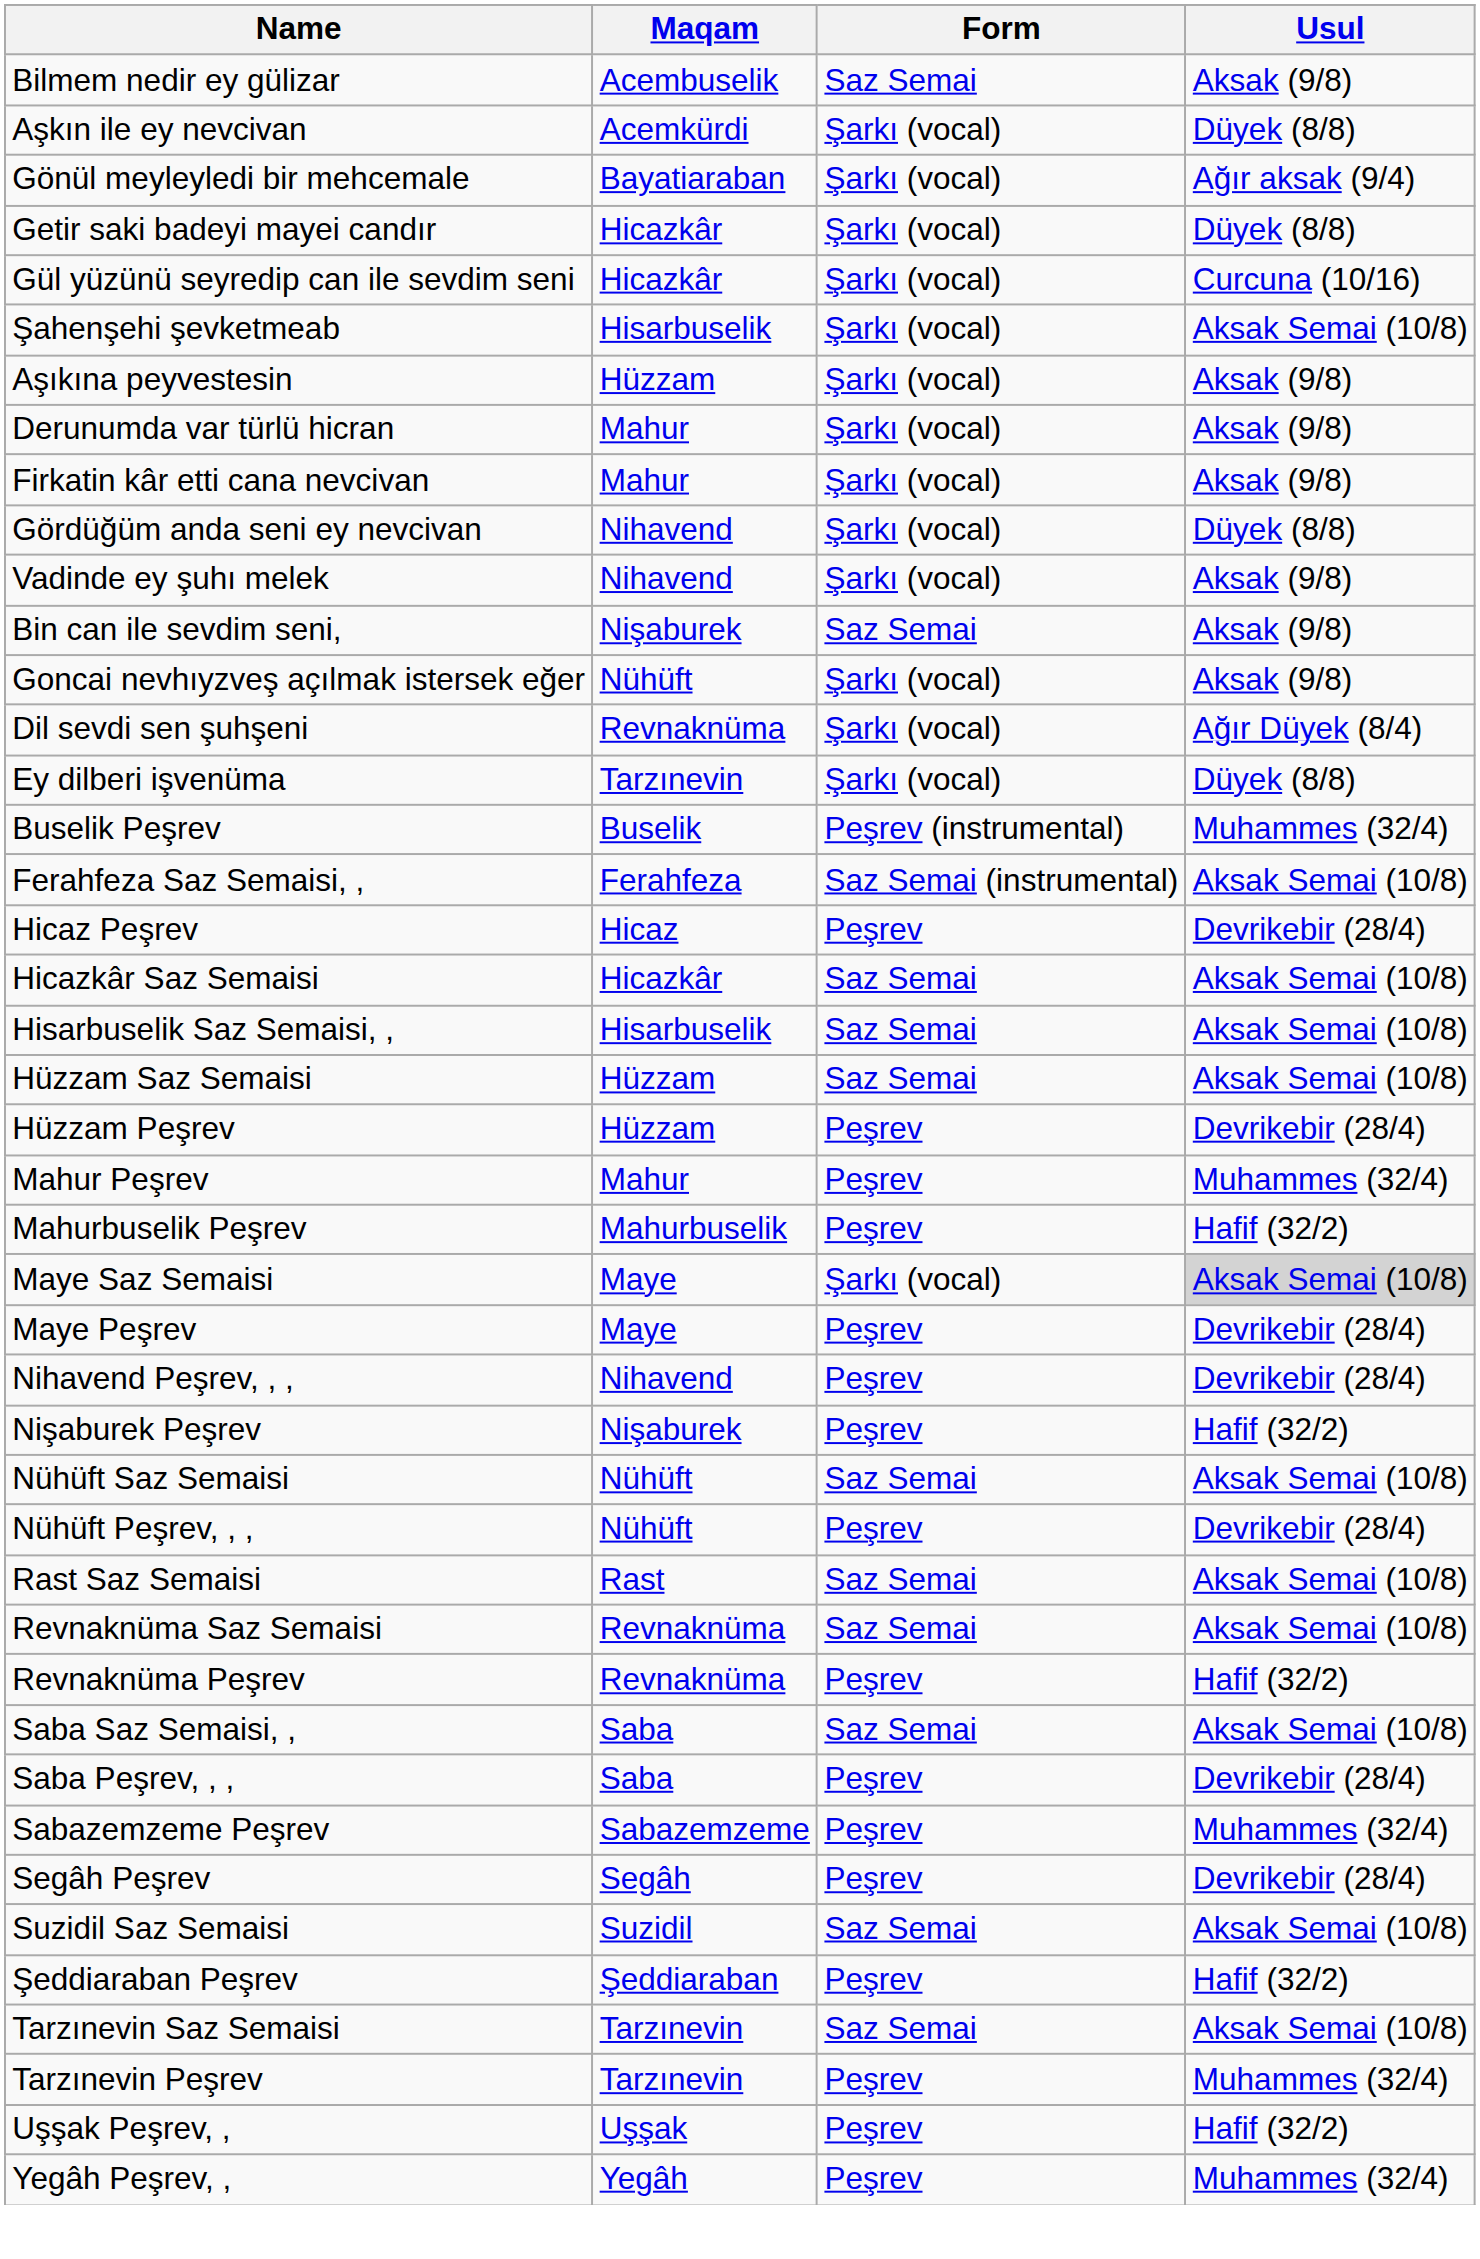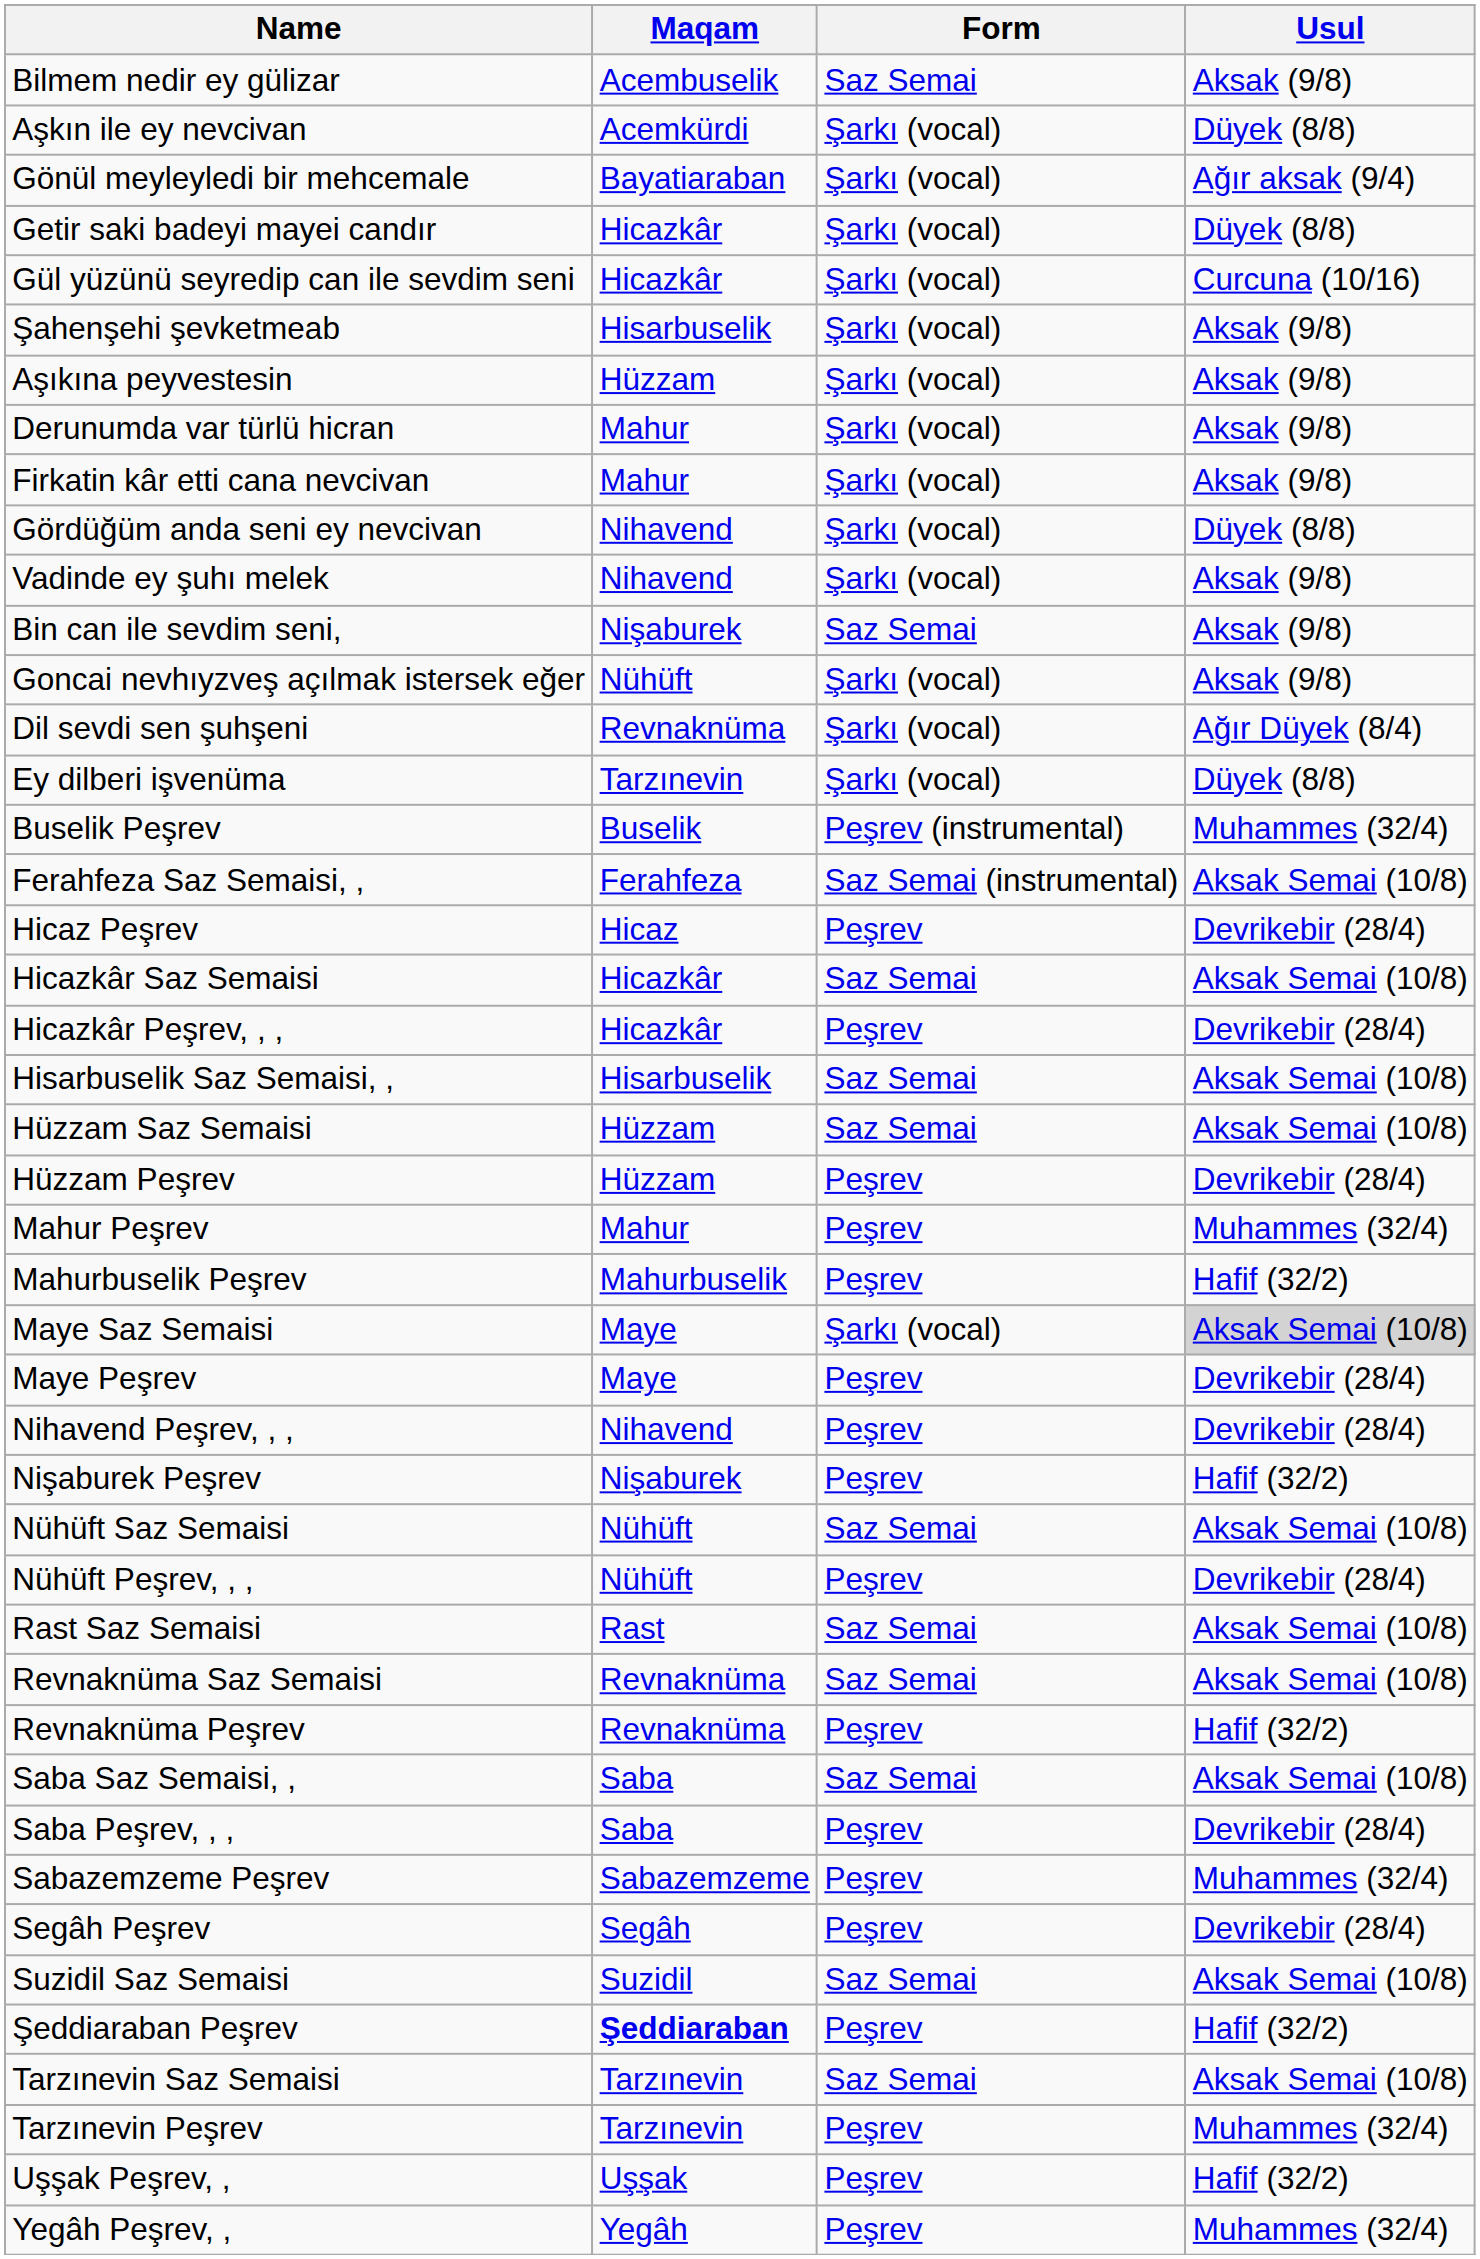(1330, 329) Aksak Semai (10/8) -> (1273, 329) Aksak (9/8)
+ row: (148, 1029)
(689, 1979) normal -> (694, 2029) bold
